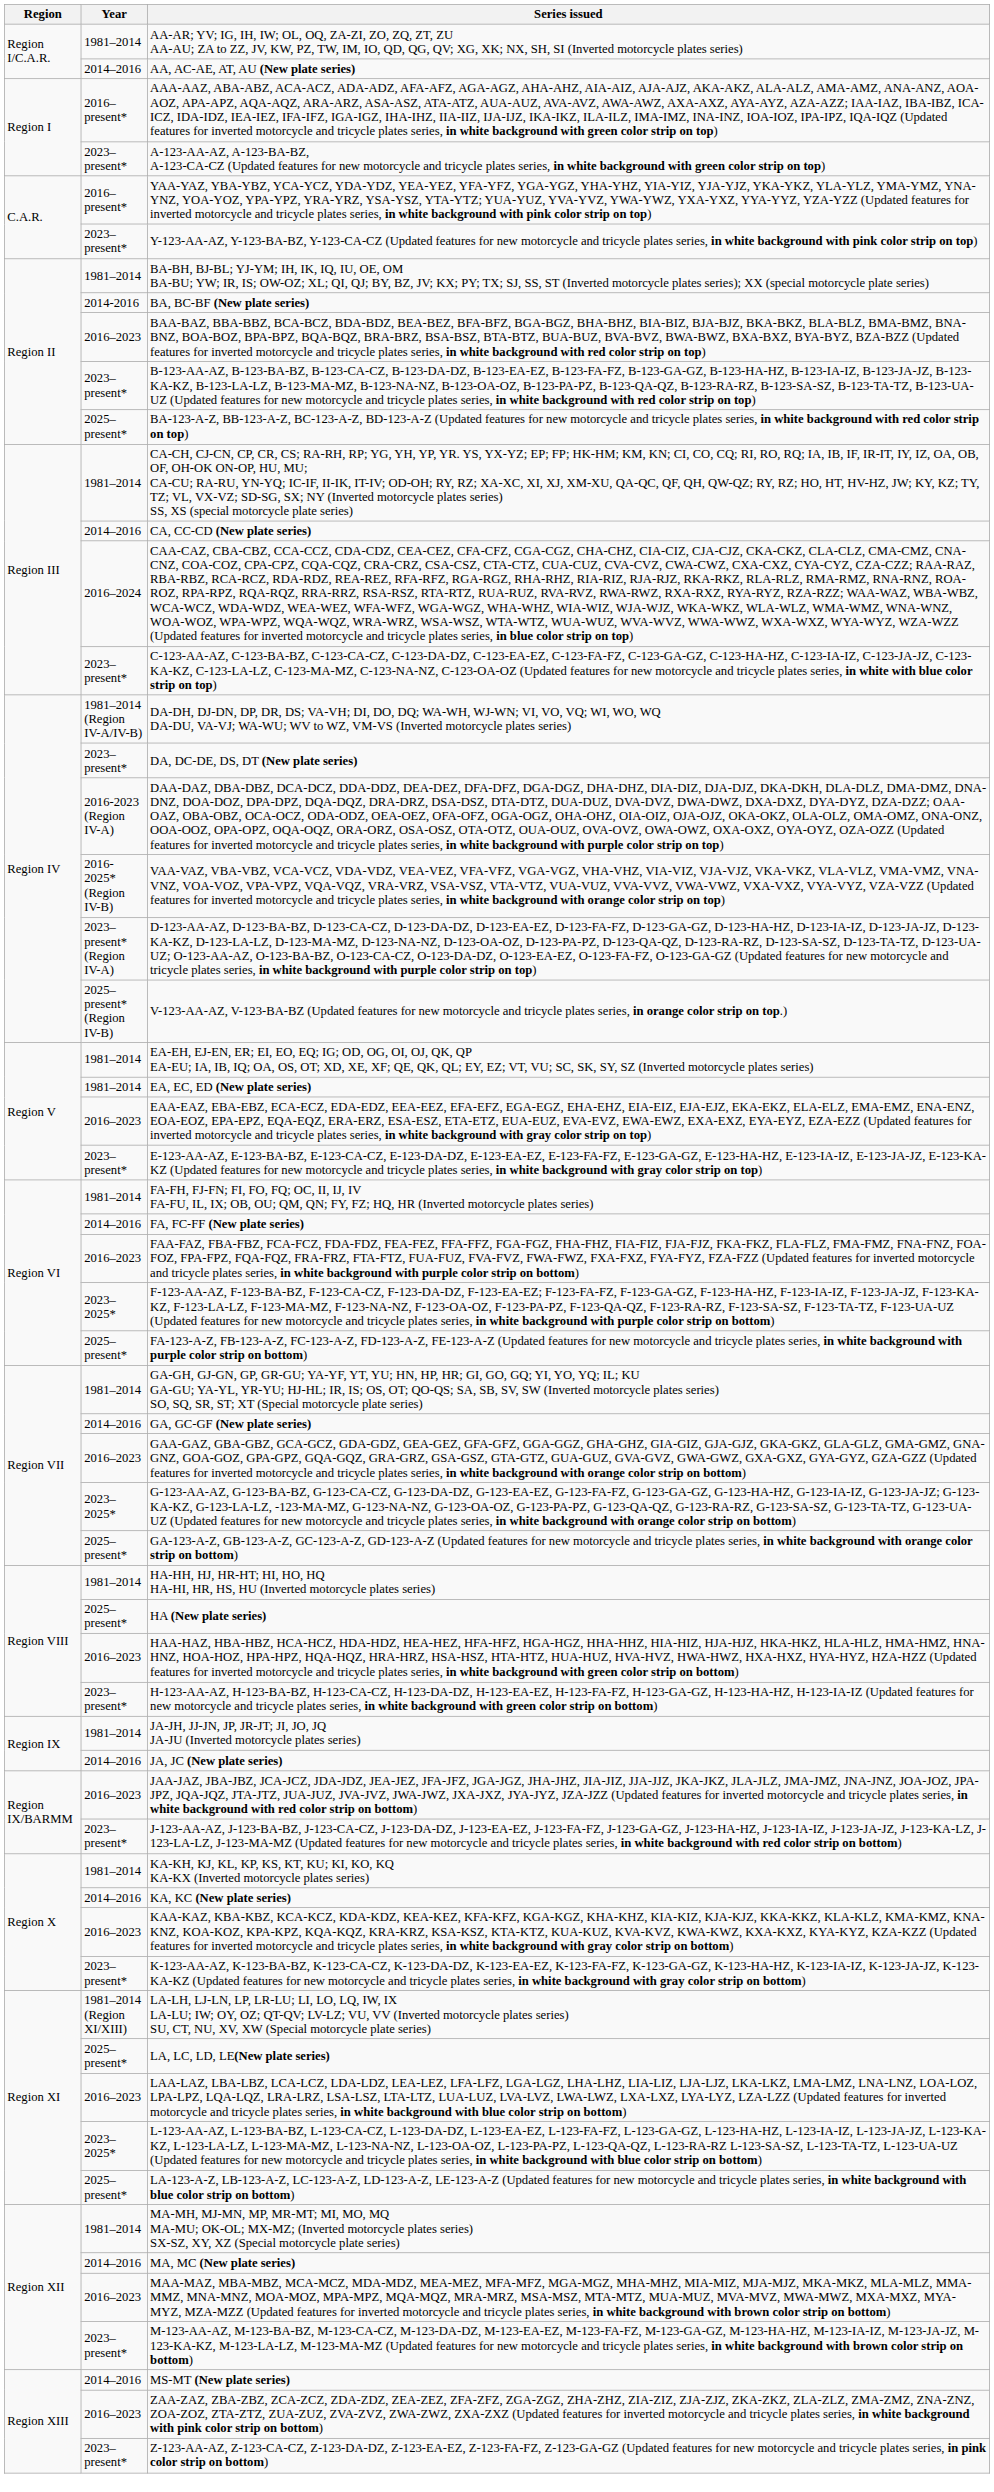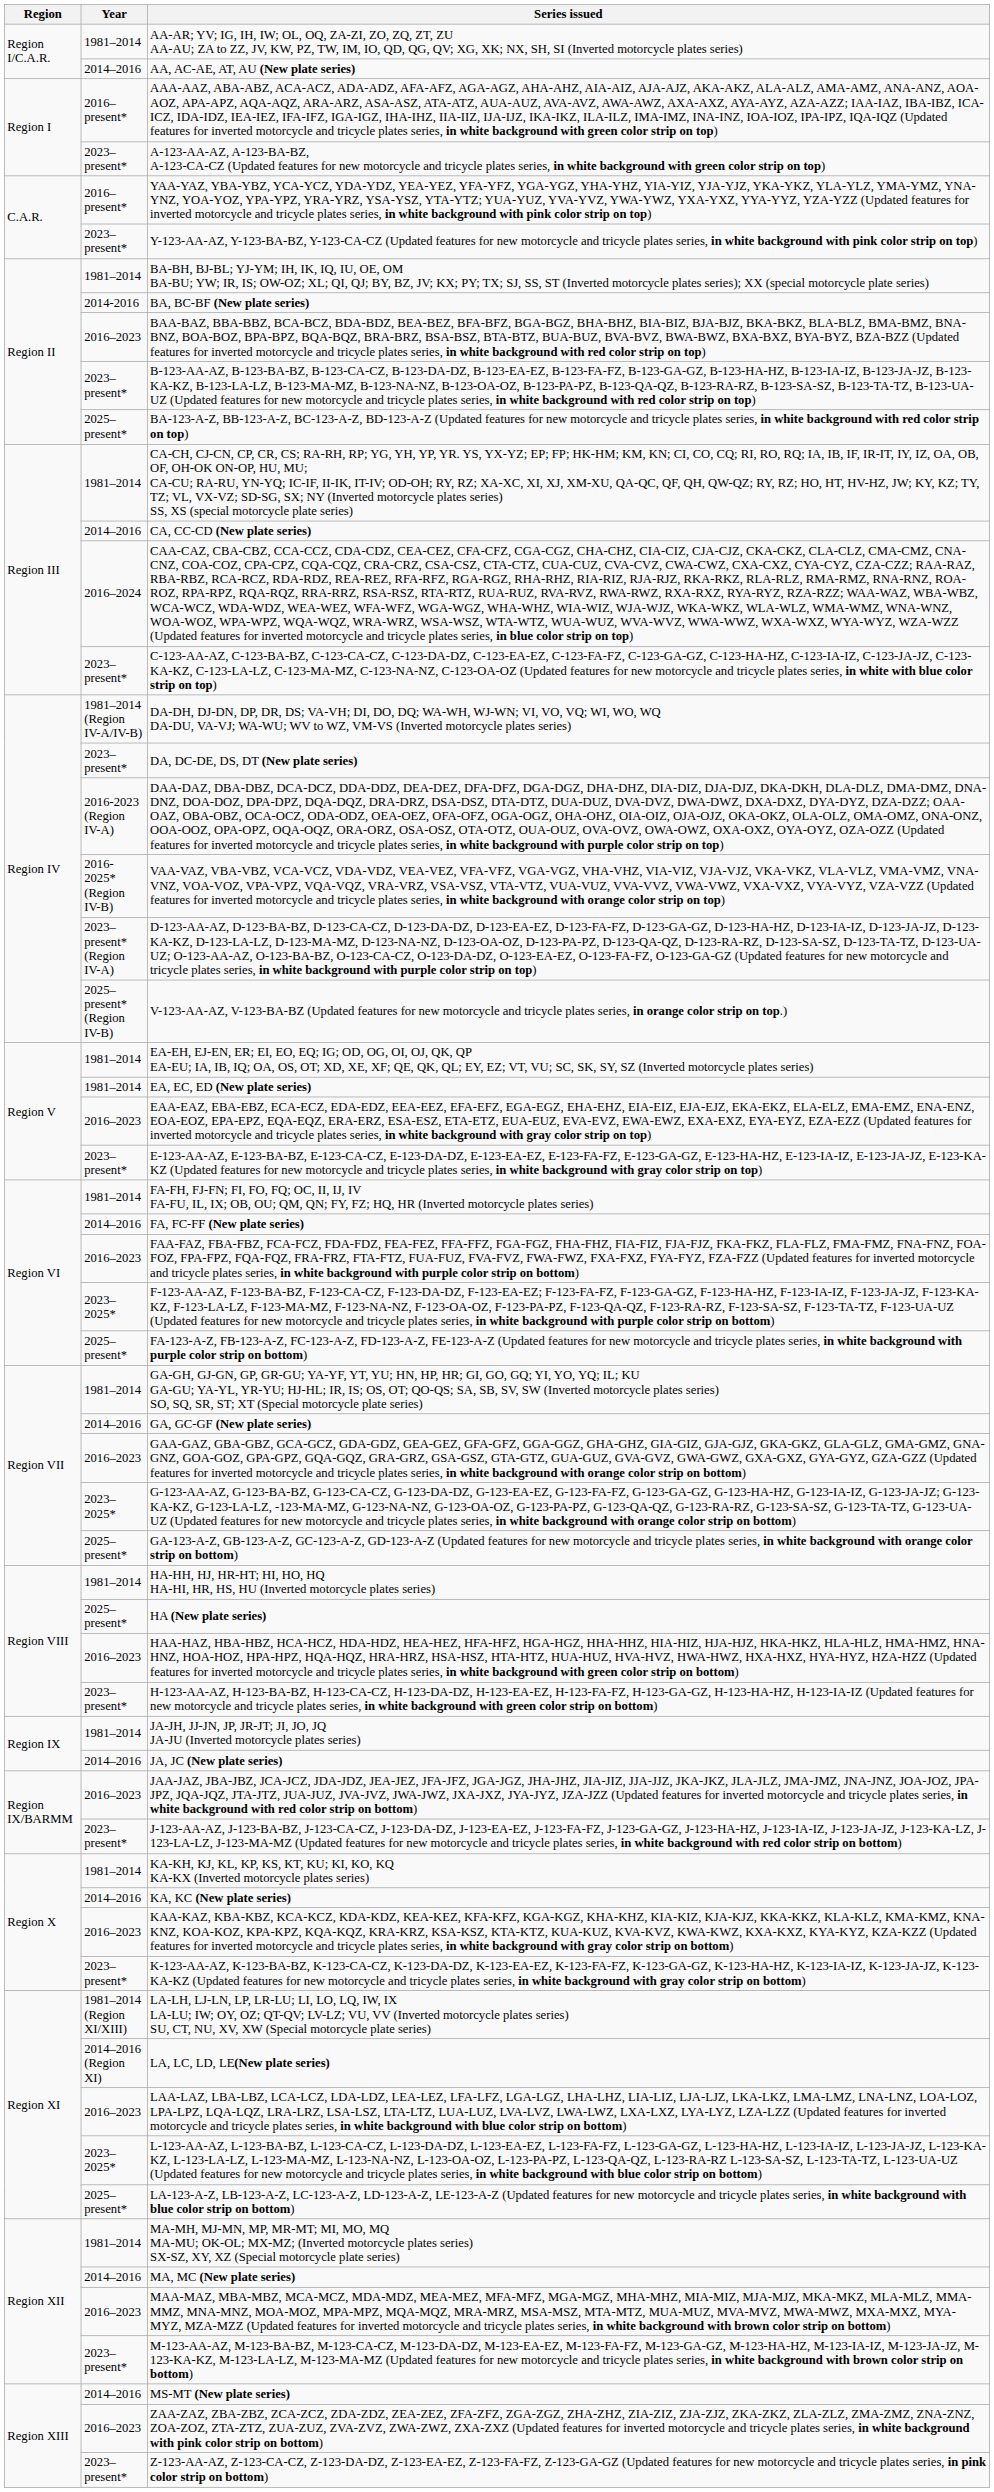(106, 2056) 2025–present* -> (113, 2063) 2014–2016 (Region XI)
